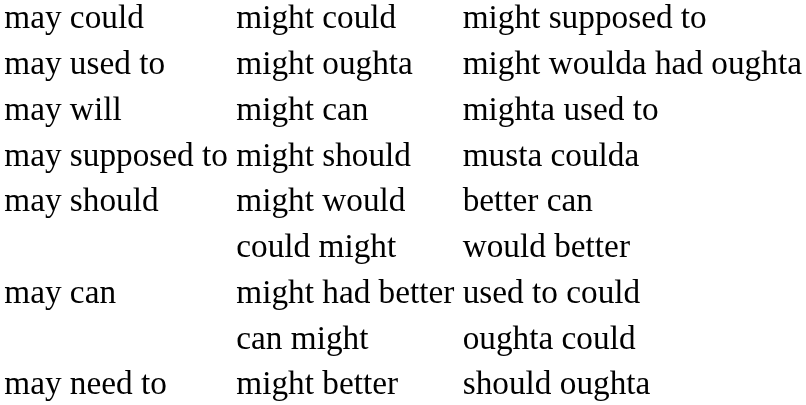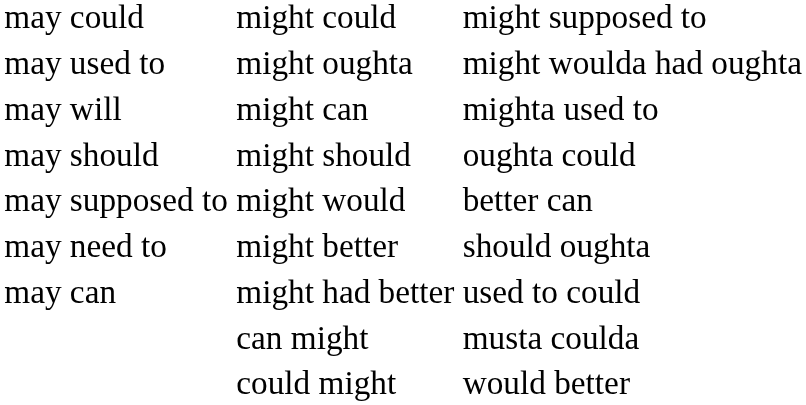(116, 154) may supposed to -> (81, 154) may should
(551, 154) musta coulda -> (549, 154) oughta could
(81, 200) may should -> (116, 200) may supposed to
rows swapped: (317, 383) <-> (316, 246)
(549, 337) oughta could -> (551, 337) musta coulda
